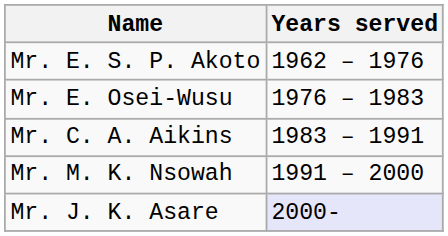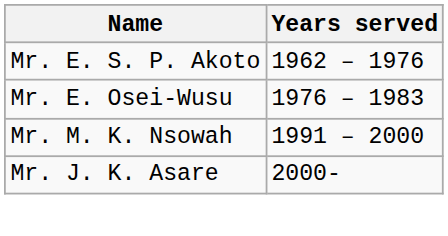- row: (121, 137)
(306, 212) lavender background -> (306, 175) no background
